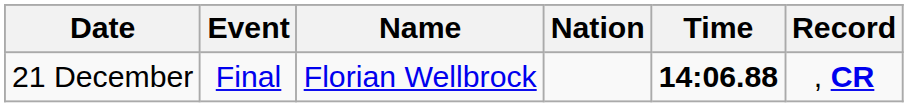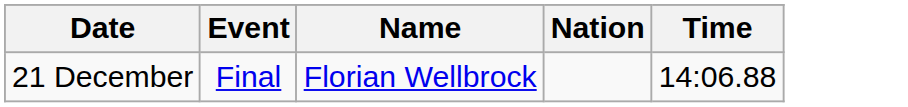- column: (844, 28)
(718, 76) bold -> (718, 76) normal
